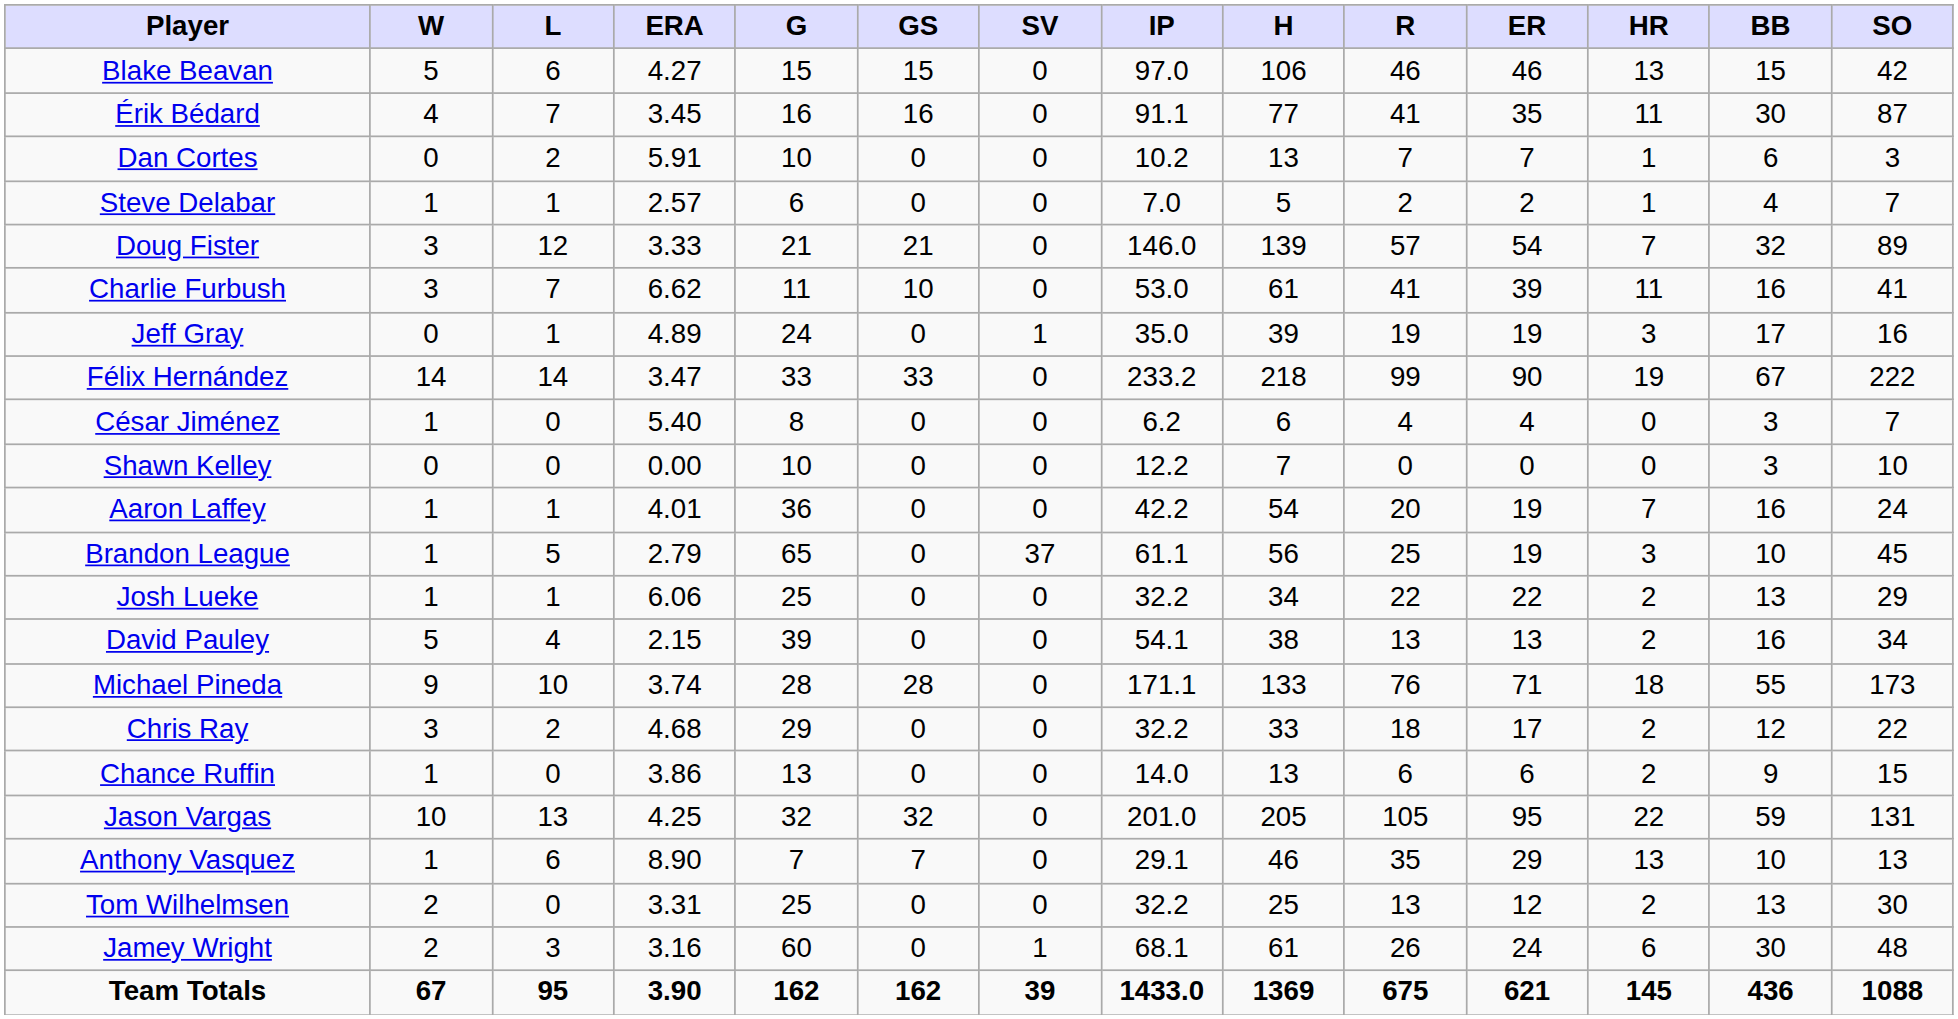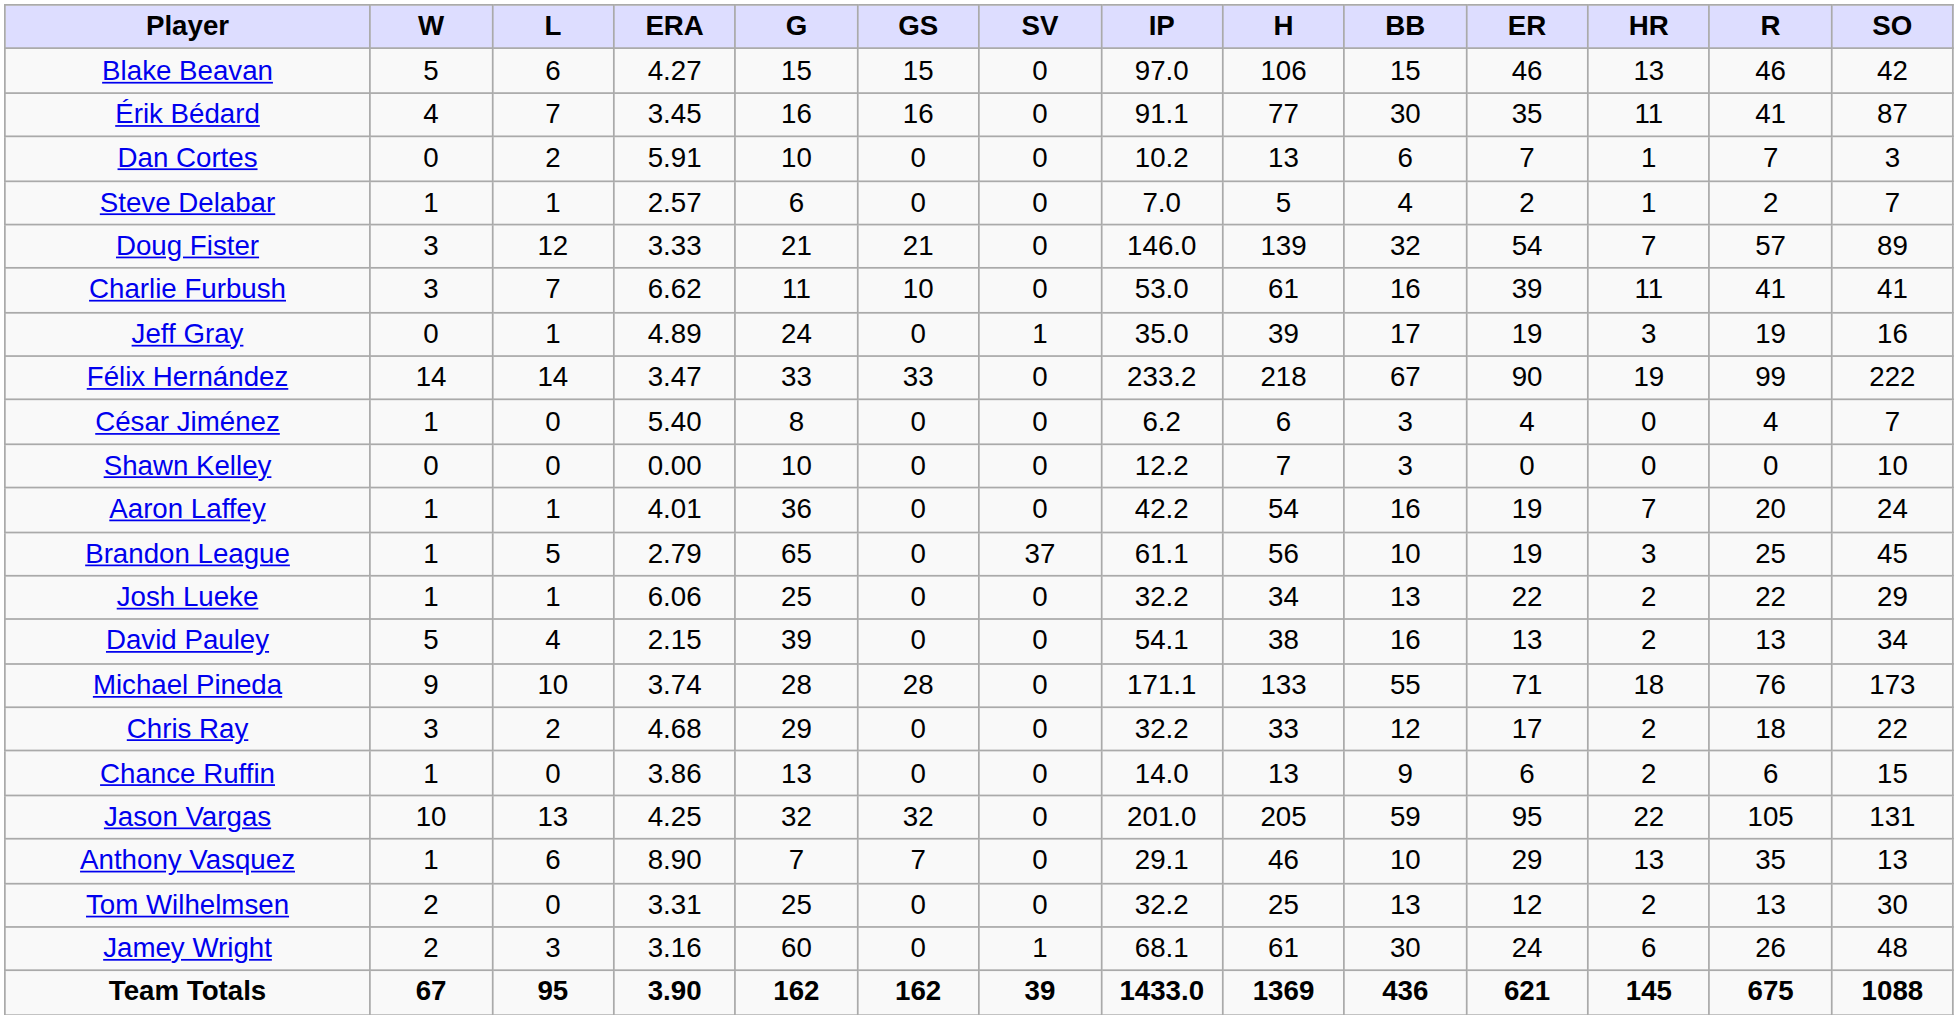columns swapped: (1405, 26) <-> (1771, 26)
